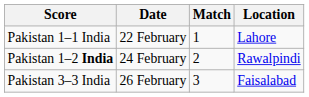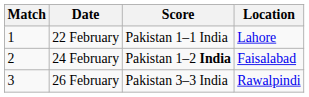columns swapped: (212, 15) <-> (60, 15)
(269, 59) Rawalpindi -> (267, 59) Faisalabad
(267, 80) Faisalabad -> (269, 80) Rawalpindi
